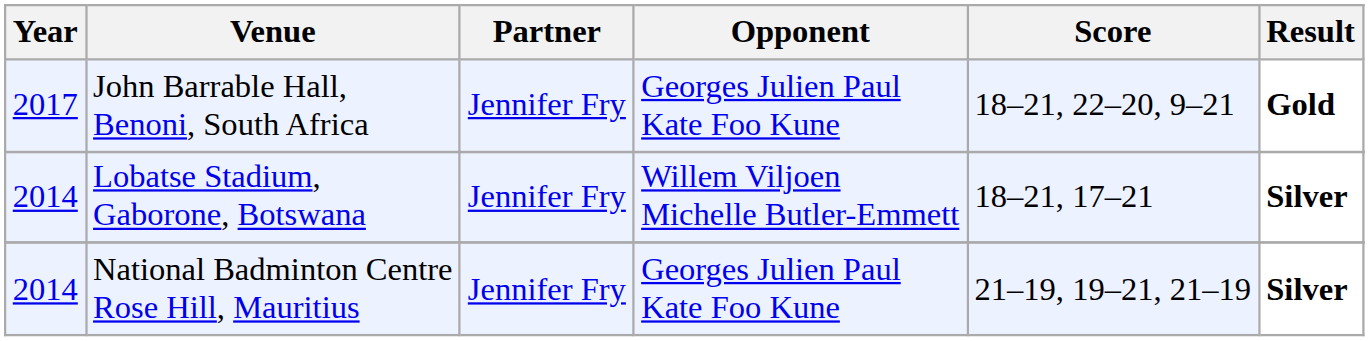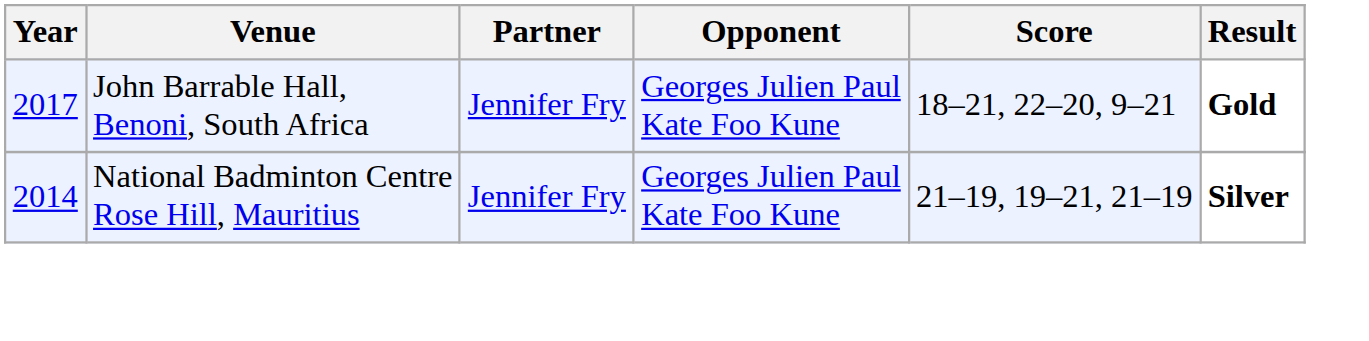- row: (229, 196)
